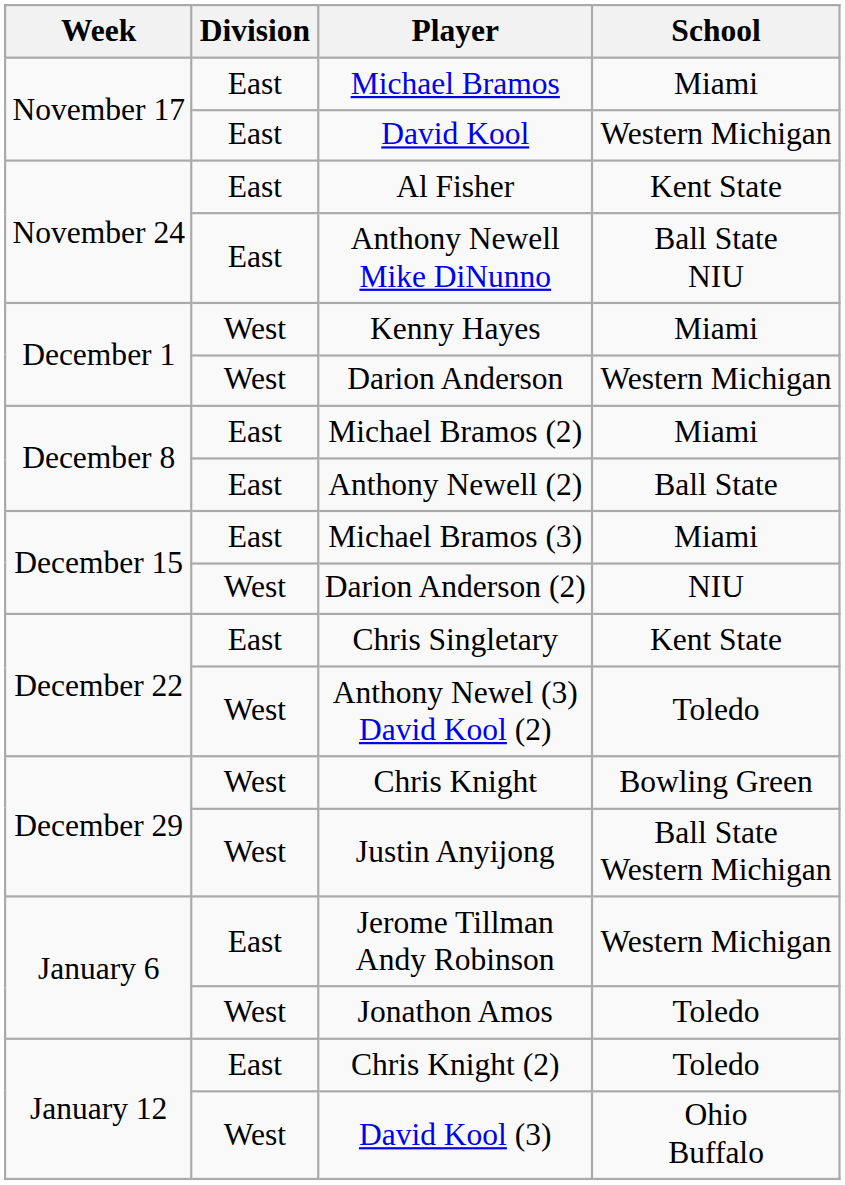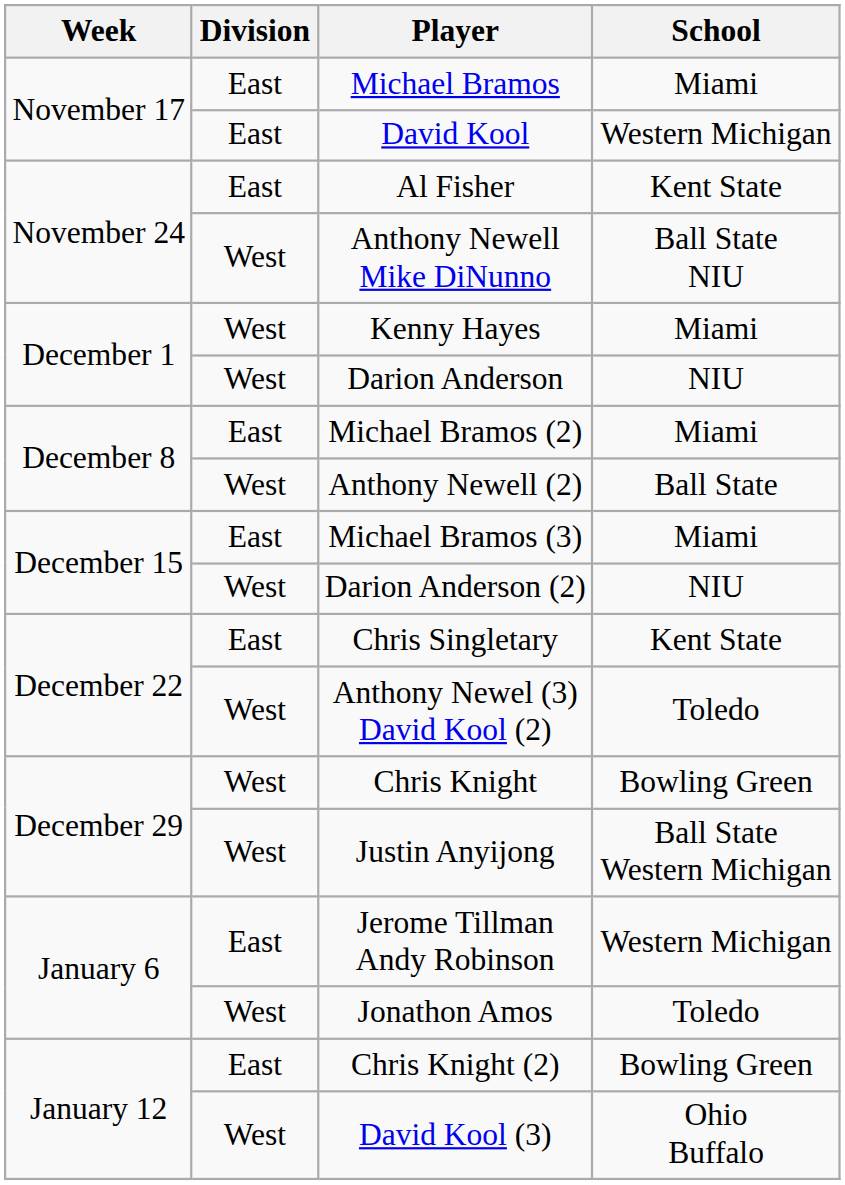(255, 257) East -> (255, 257) West
(716, 380) Western Michigan -> (716, 380) NIU
(255, 484) East -> (255, 484) West
(716, 1064) Toledo -> (716, 1064) Bowling Green
